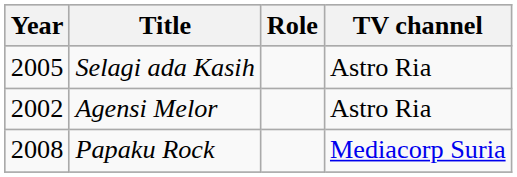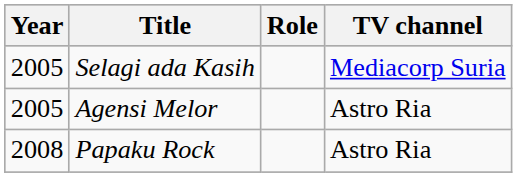(381, 66) Astro Ria -> (418, 66) Mediacorp Suria
(37, 108) 2002 -> (37, 108) 2005
(418, 150) Mediacorp Suria -> (381, 150) Astro Ria
